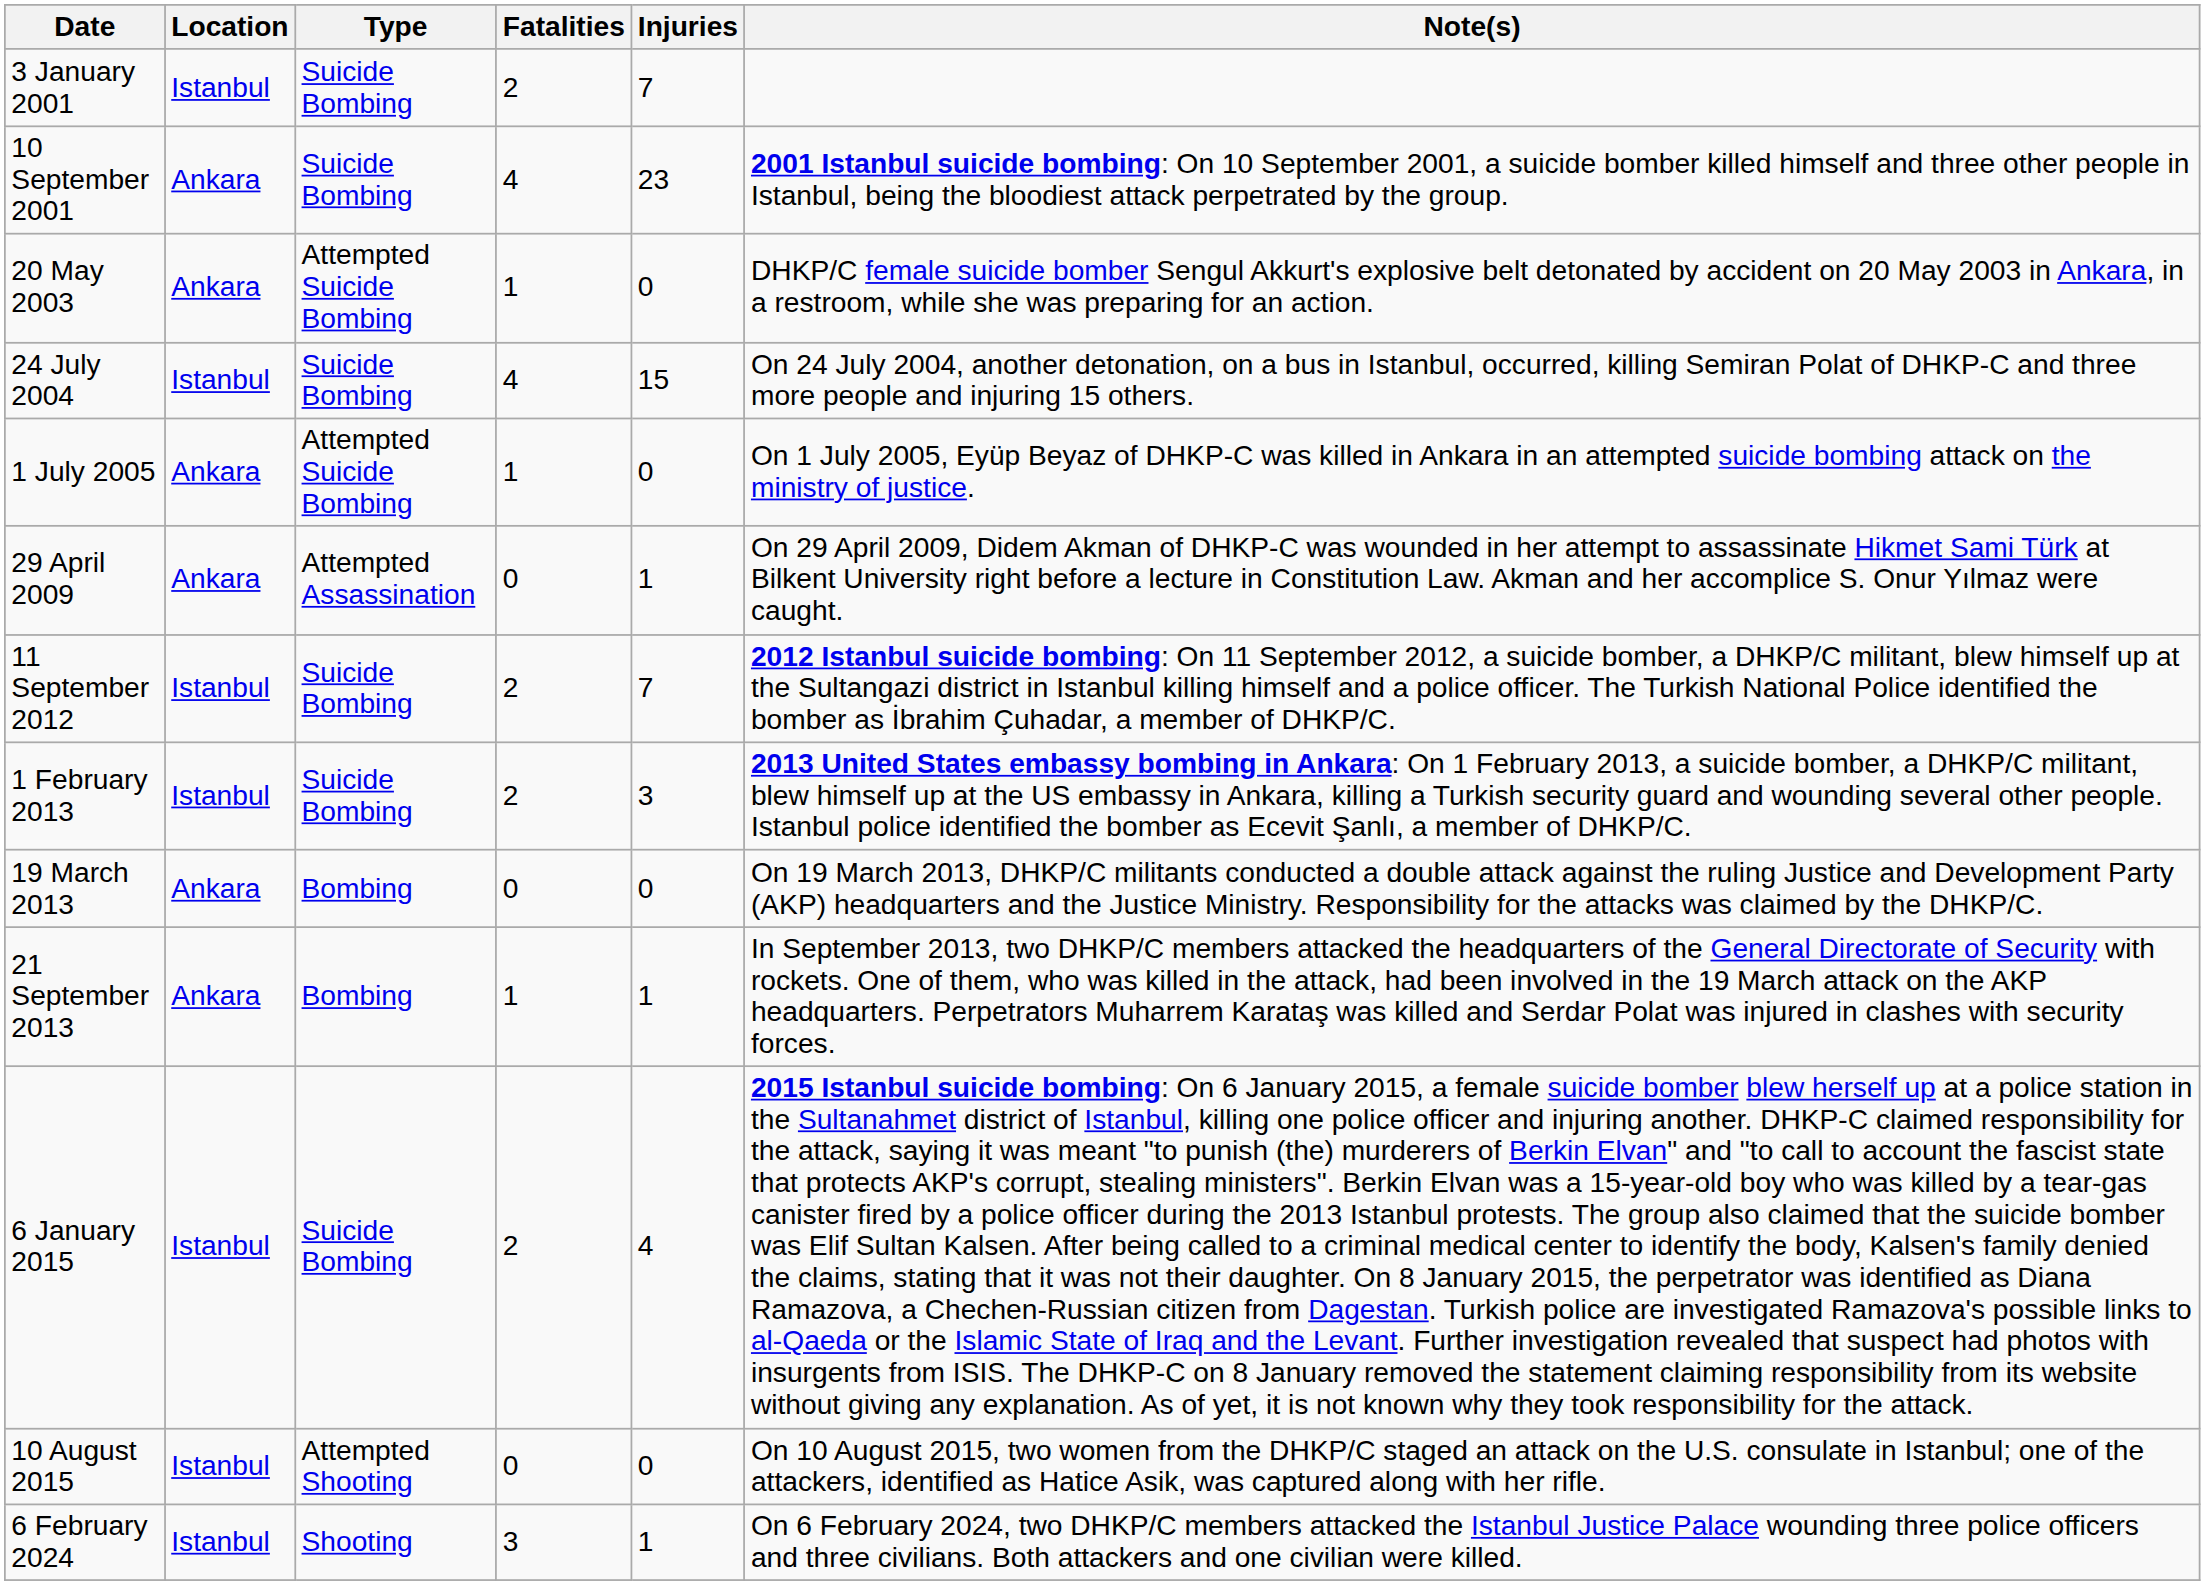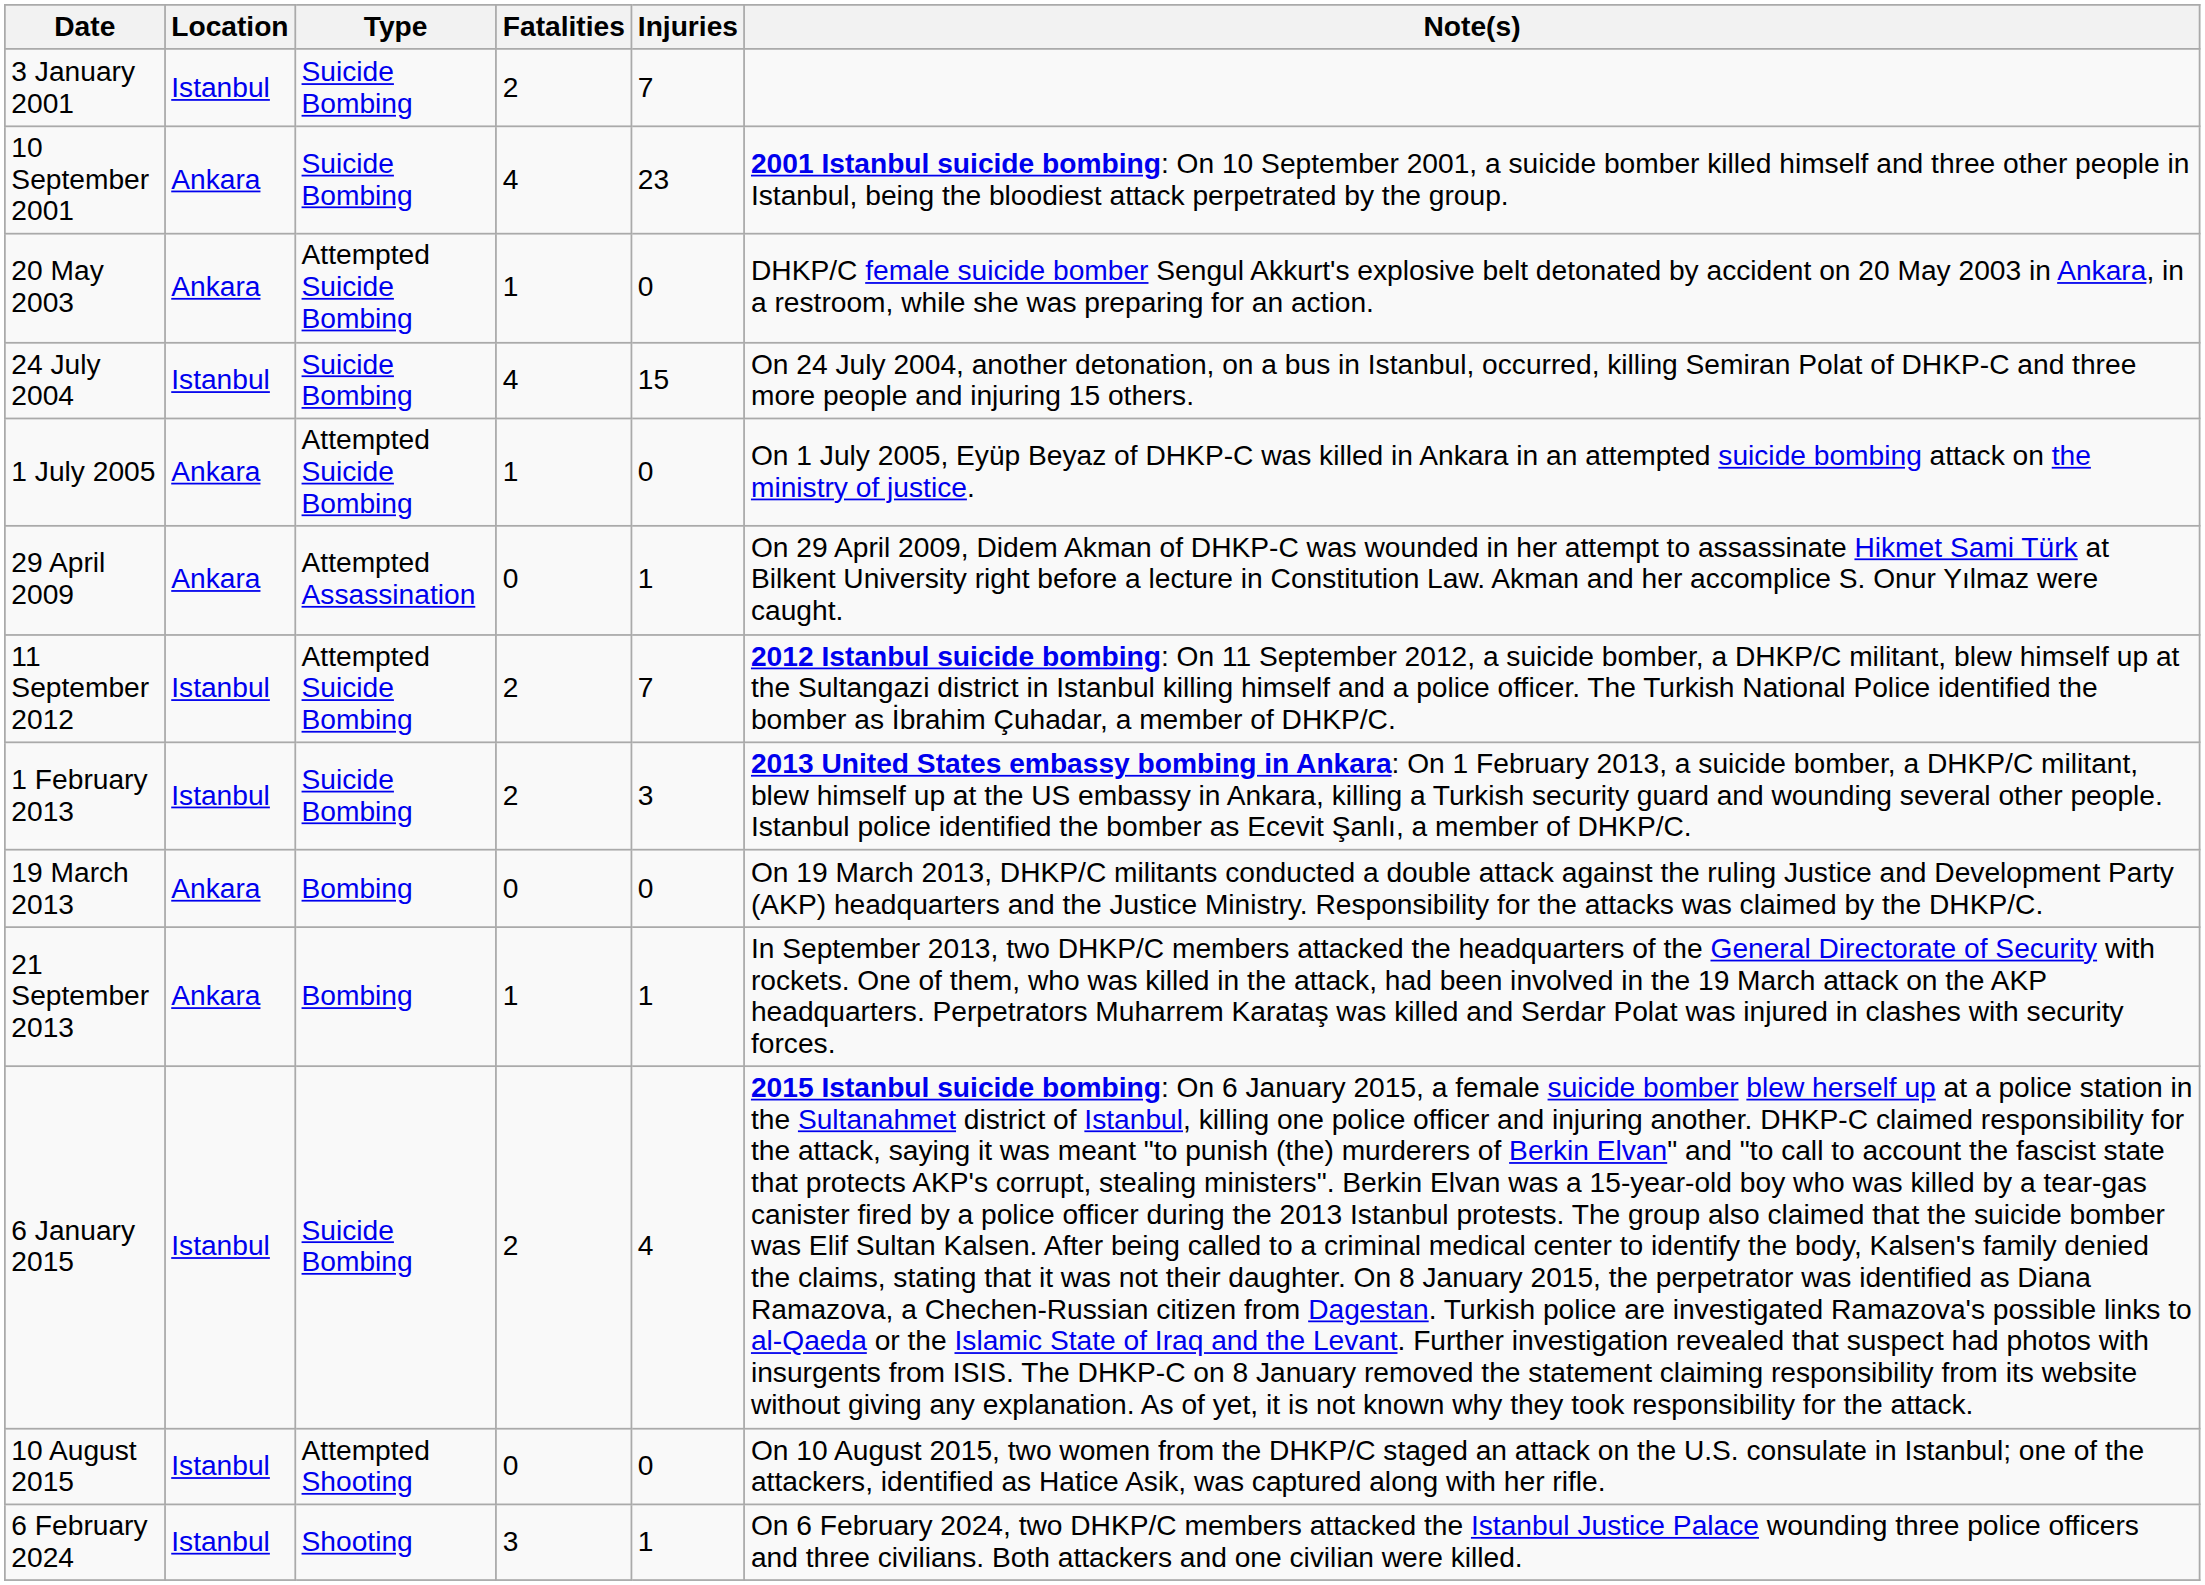(357, 687) Suicide Bombing -> (366, 687) Attempted Suicide Bombing
